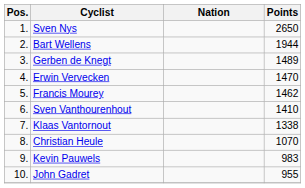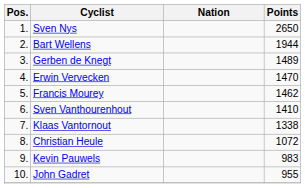(287, 142) 1070 -> (287, 142) 1072
